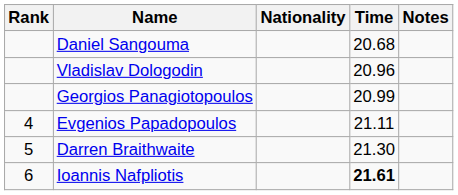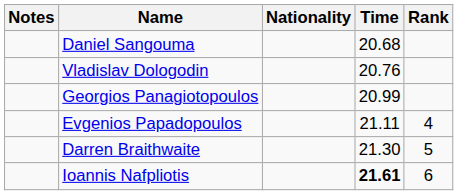columns swapped: (29, 17) <-> (426, 17)
(374, 70) 20.96 -> (380, 70) 20.76
